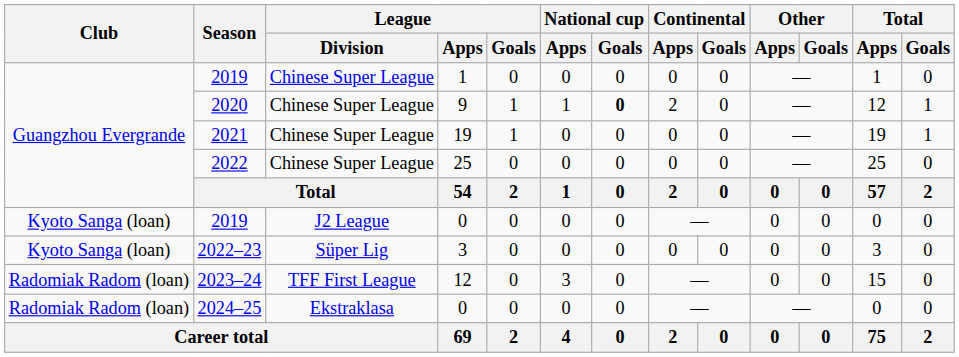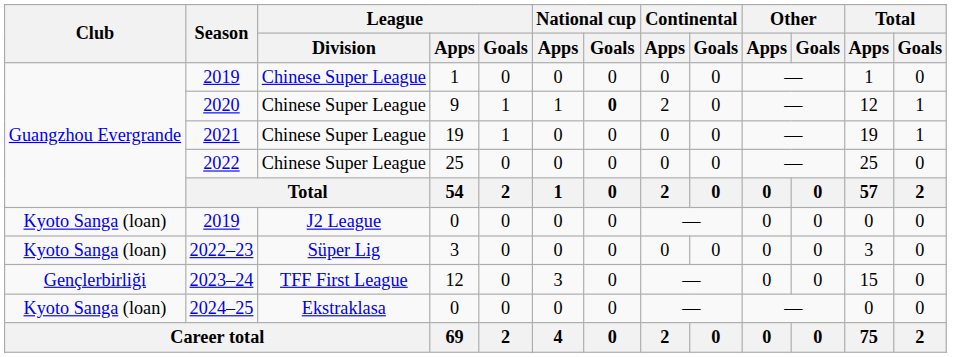(99, 279) Radomiak Radom (loan) -> (95, 279) Gençlerbirliği
(99, 308) Radomiak Radom (loan) -> (95, 308) Kyoto Sanga (loan)
